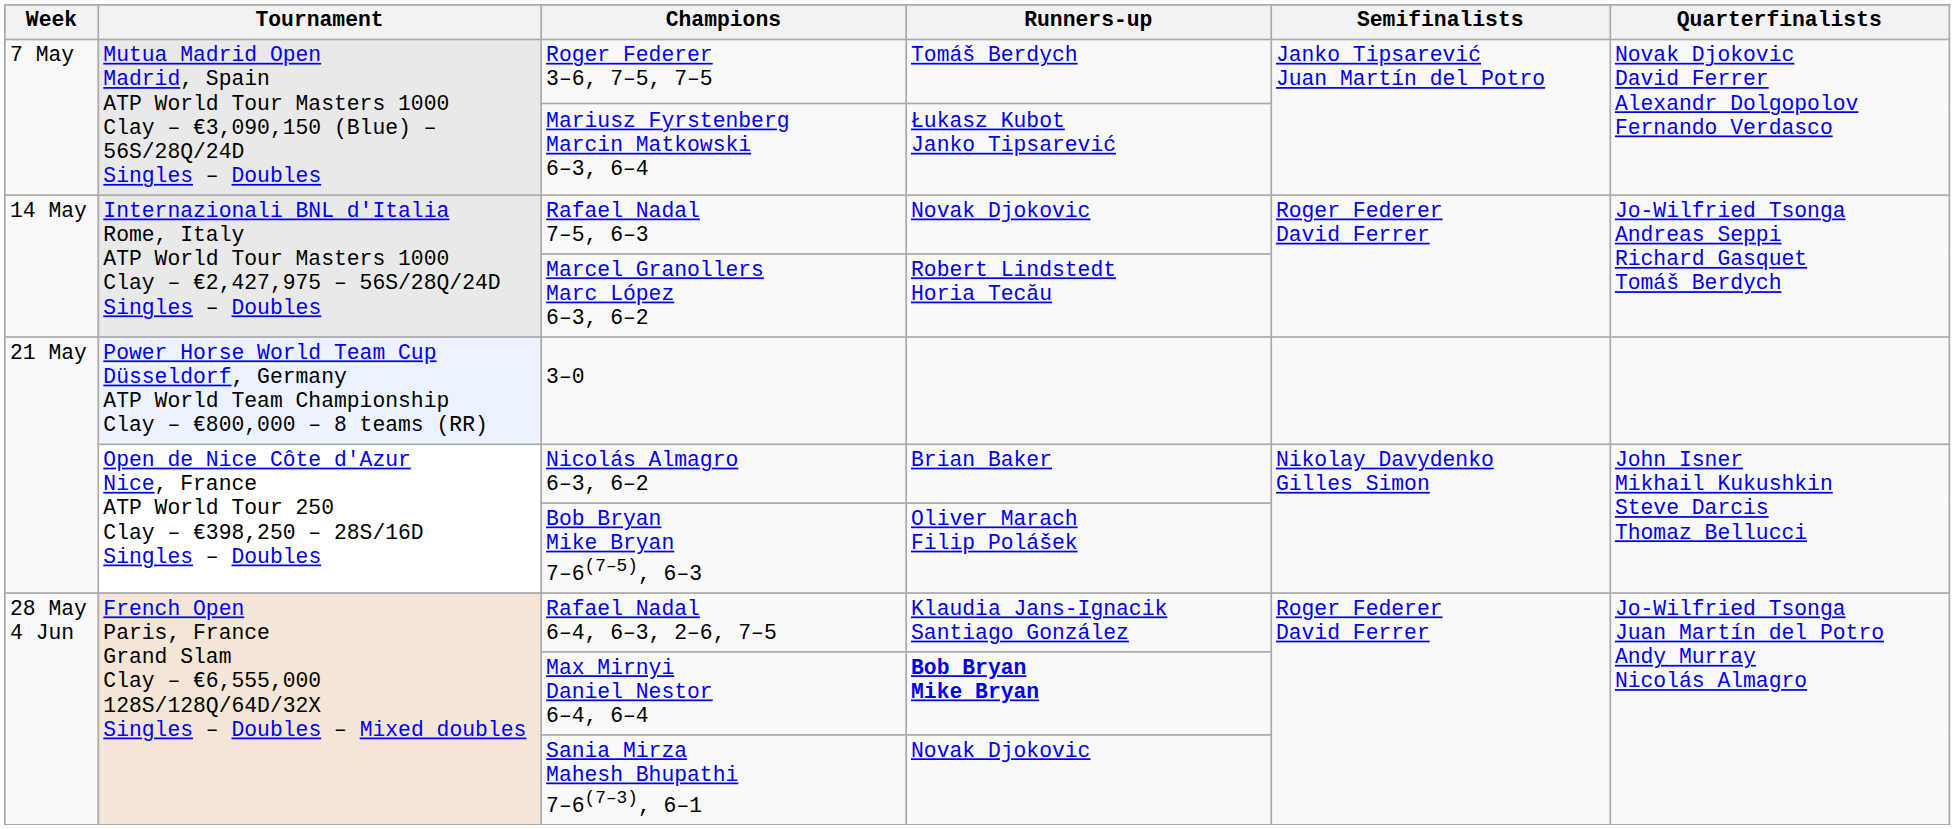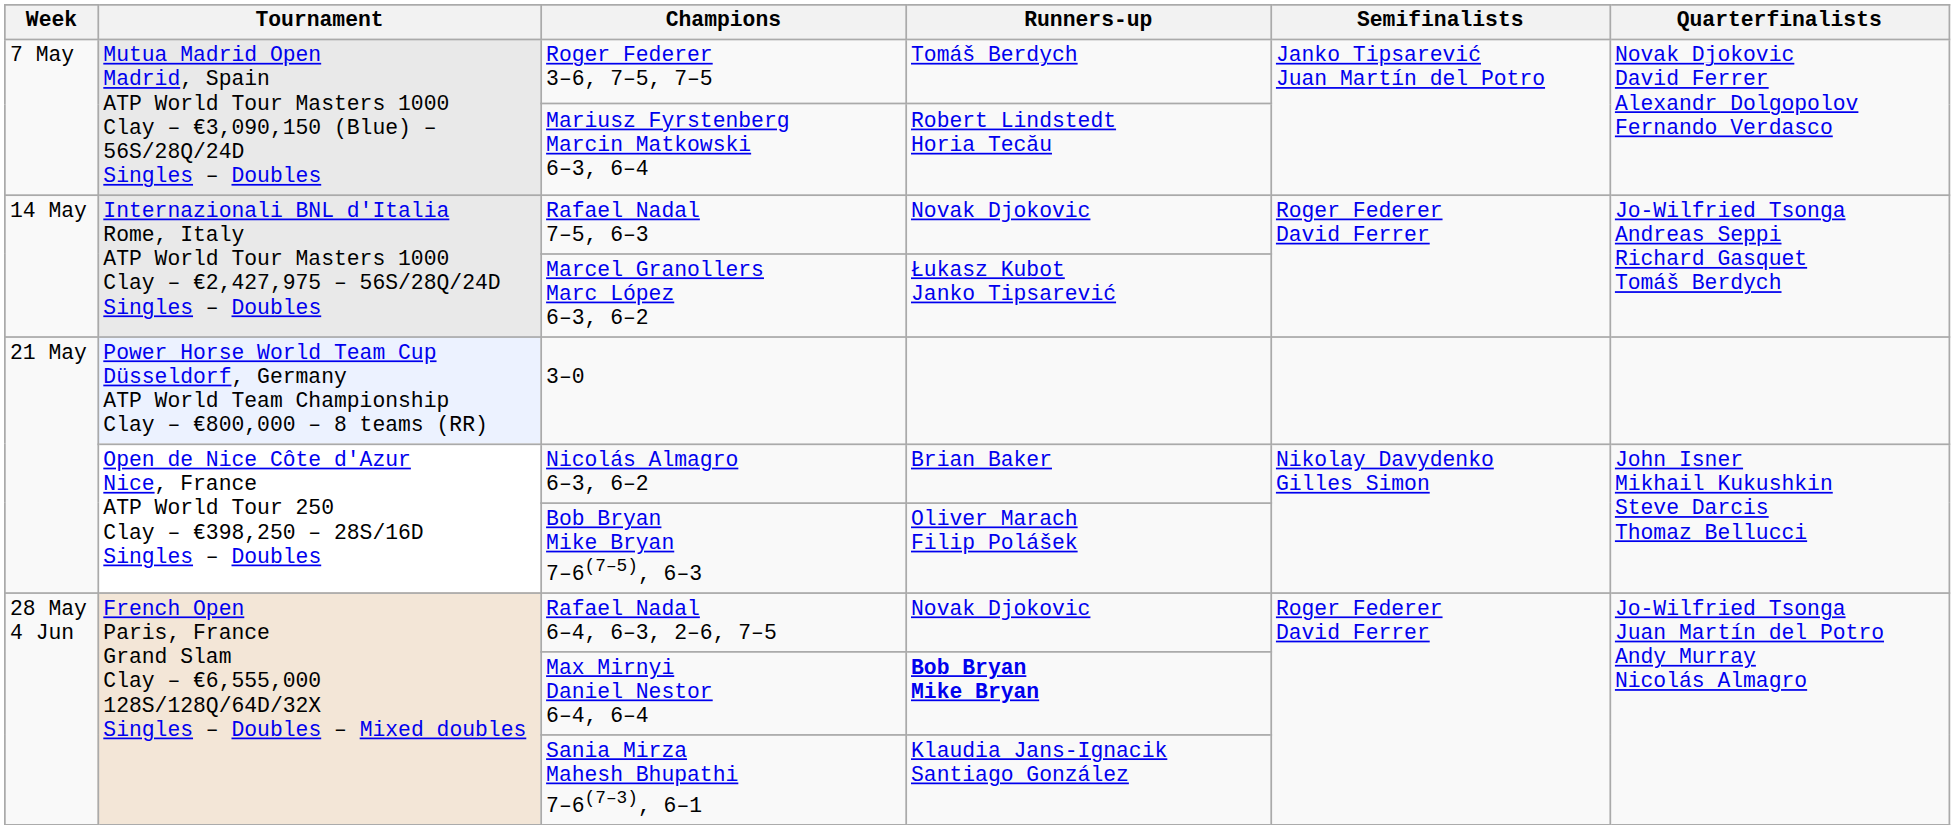(1014, 134) Łukasz Kubot Janko Tipsarević -> (1014, 134) Robert Lindstedt Horia Tecău
(1014, 283) Robert Lindstedt Horia Tecău -> (1014, 283) Łukasz Kubot Janko Tipsarević
(1039, 622) Klaudia Jans-Ignacik Santiago González -> (1001, 610) Novak Djokovic
(1001, 752) Novak Djokovic -> (1039, 764) Klaudia Jans-Ignacik Santiago González
